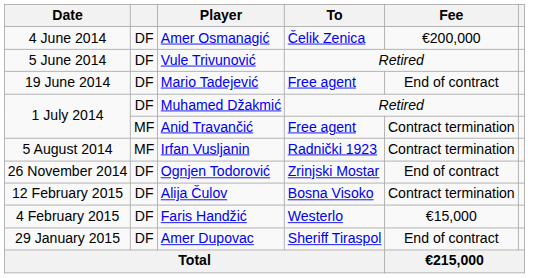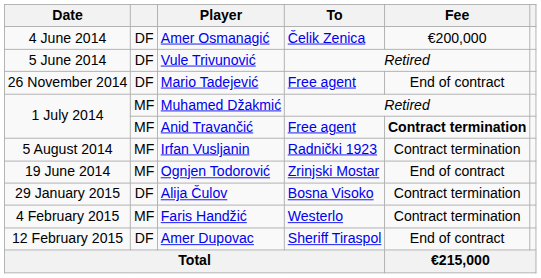(68, 82) 19 June 2014 -> (68, 82) 26 November 2014
(144, 104) DF -> (144, 104) MF
(451, 127) normal -> (457, 127) bold
(68, 171) 26 November 2014 -> (68, 171) 19 June 2014
(144, 171) DF -> (144, 171) MF
(68, 194) 12 February 2015 -> (68, 194) 29 January 2015
(144, 216) DF -> (144, 216) MF
(451, 216) €15,000 -> (457, 216) Contract termination
(68, 238) 29 January 2015 -> (68, 238) 12 February 2015
